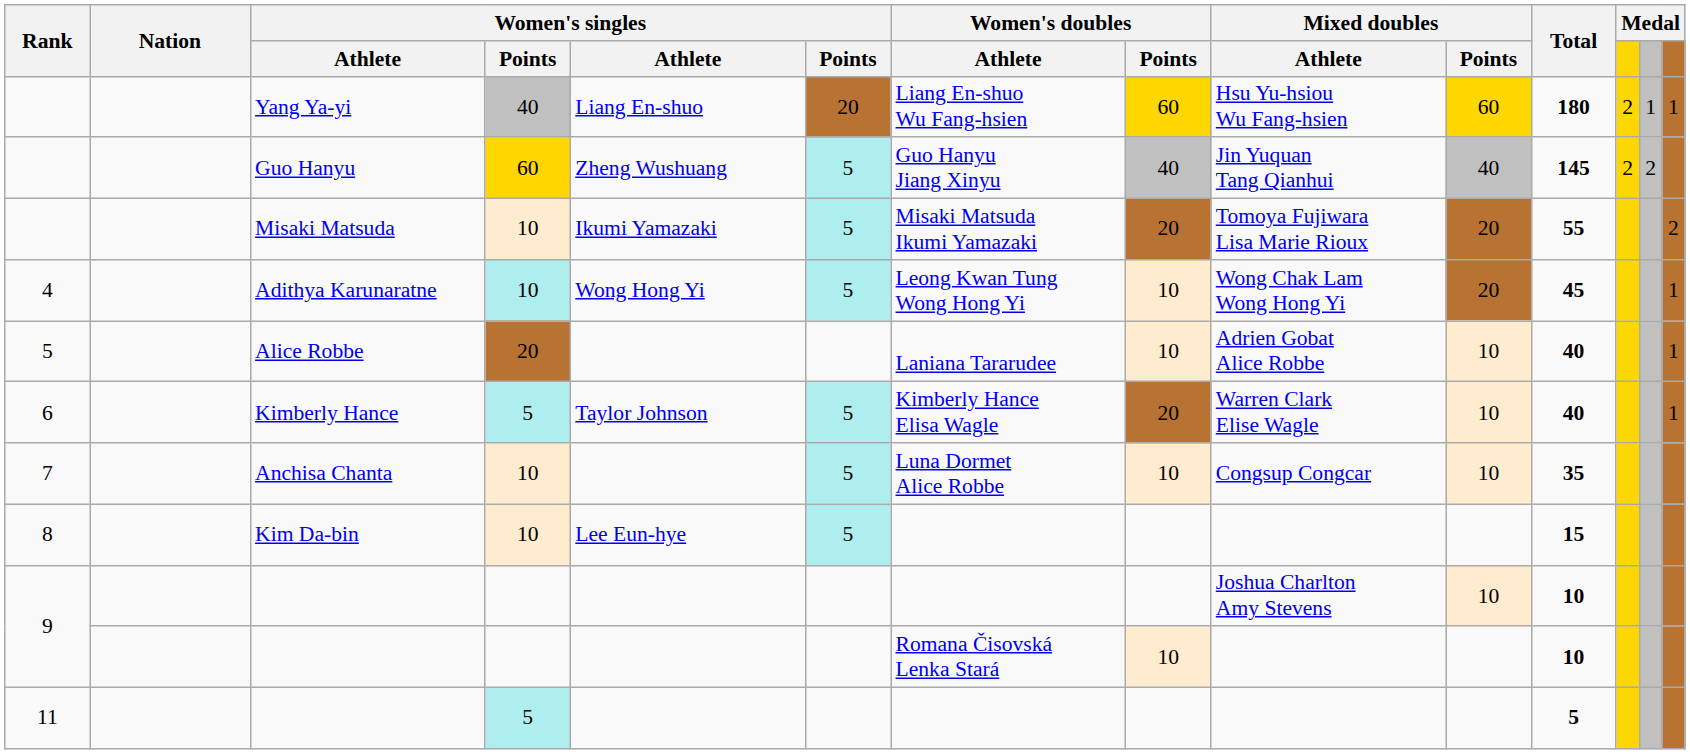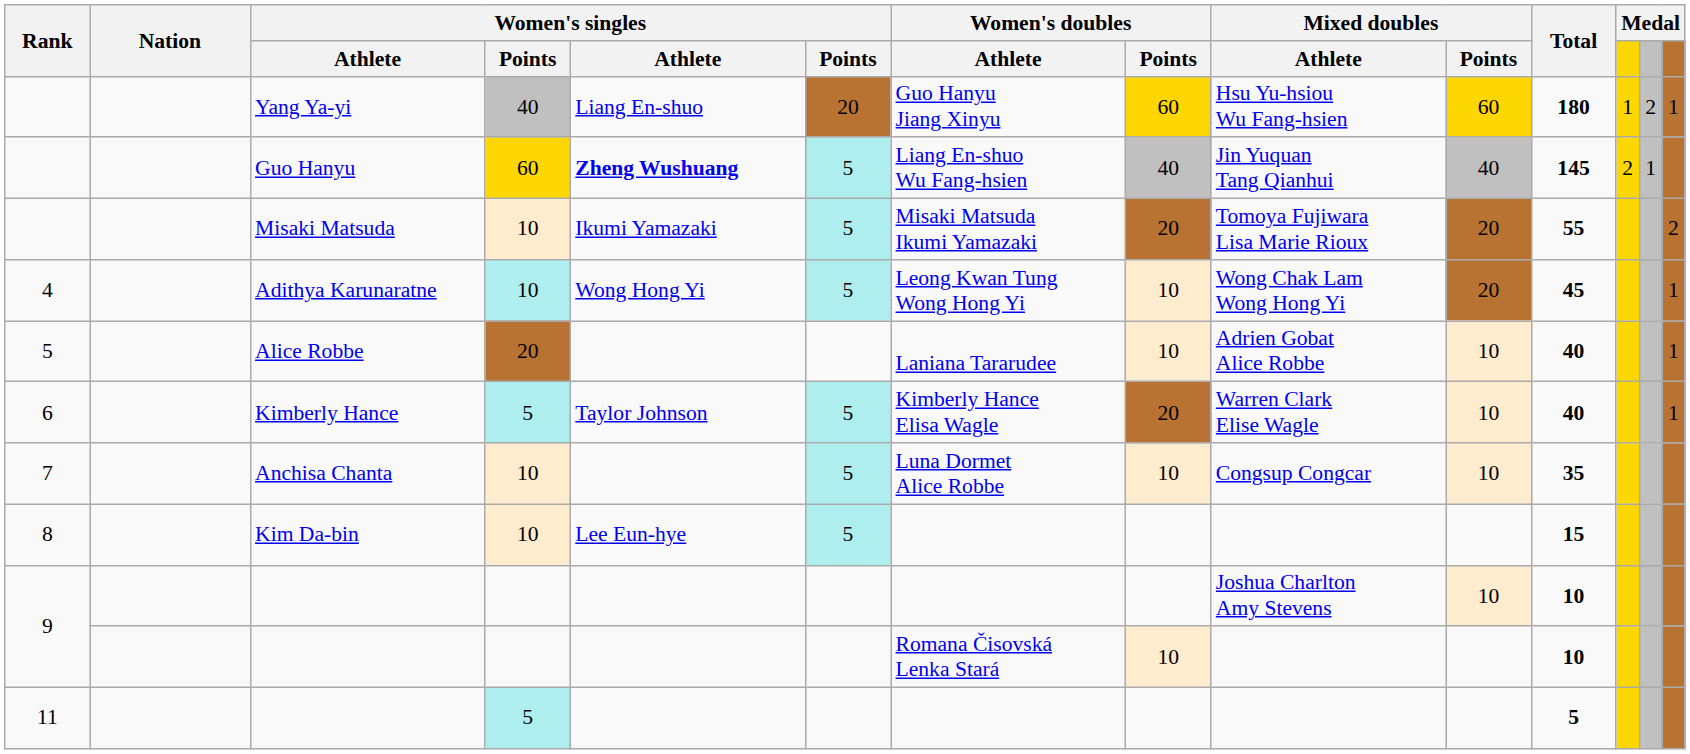(961, 106) Liang En-shuo Wu Fang-hsien -> (948, 106) Guo Hanyu Jiang Xinyu
(1628, 106) 2 -> (1628, 106) 1
(1651, 106) 1 -> (1651, 106) 2
(651, 167) normal -> (657, 167) bold
(948, 167) Guo Hanyu Jiang Xinyu -> (961, 167) Liang En-shuo Wu Fang-hsien
(1651, 167) 2 -> (1651, 167) 1
